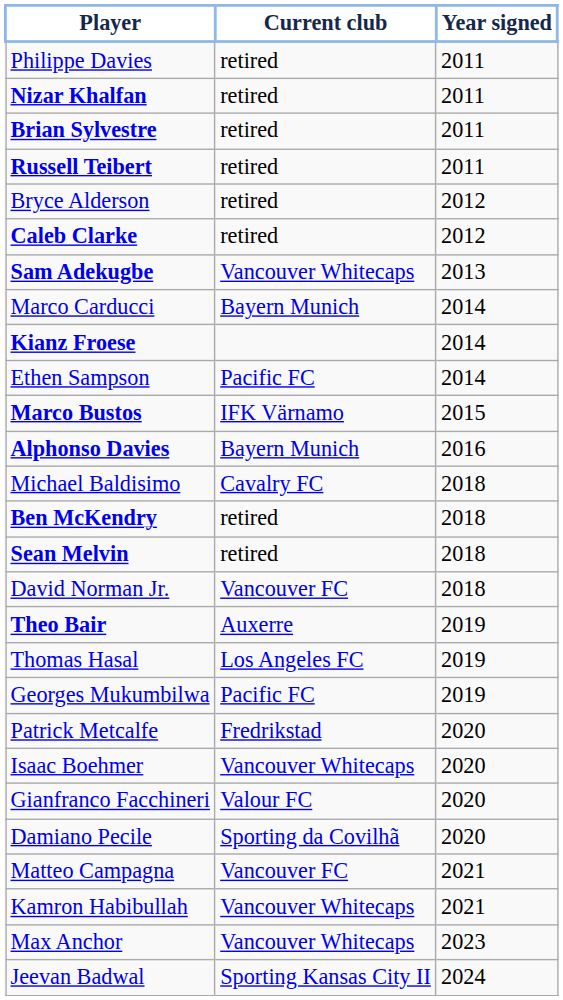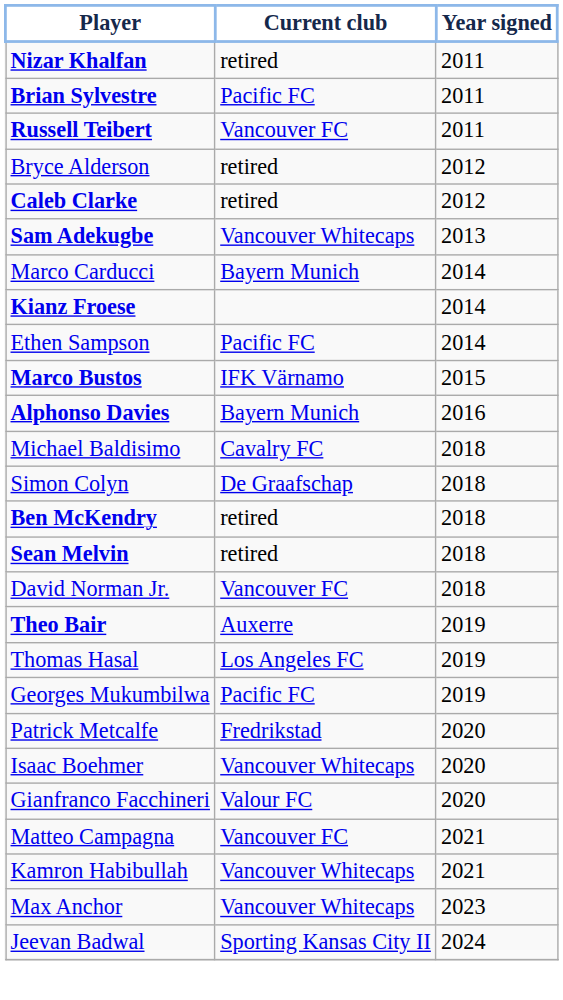- row: (81, 60)
(249, 130) retired -> (267, 95) Pacific FC
(249, 166) retired -> (284, 130) Vancouver FC
+ row: (70, 483)
- row: (81, 836)
